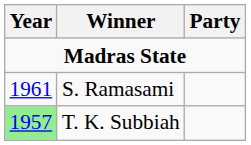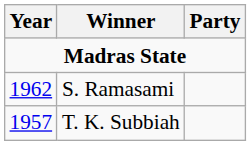(31, 88) 1961 -> (31, 88) 1962
(31, 122) lightgreen background -> (31, 122) no background
